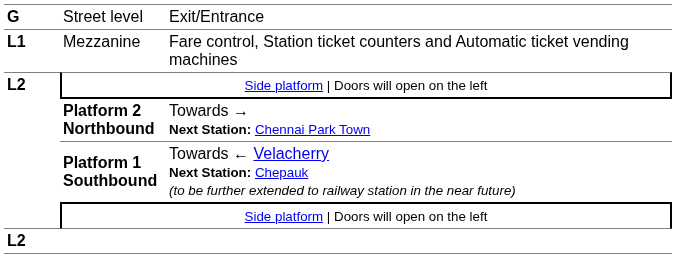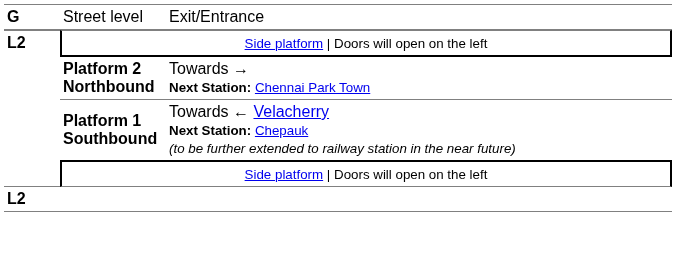- row: (102, 42)
